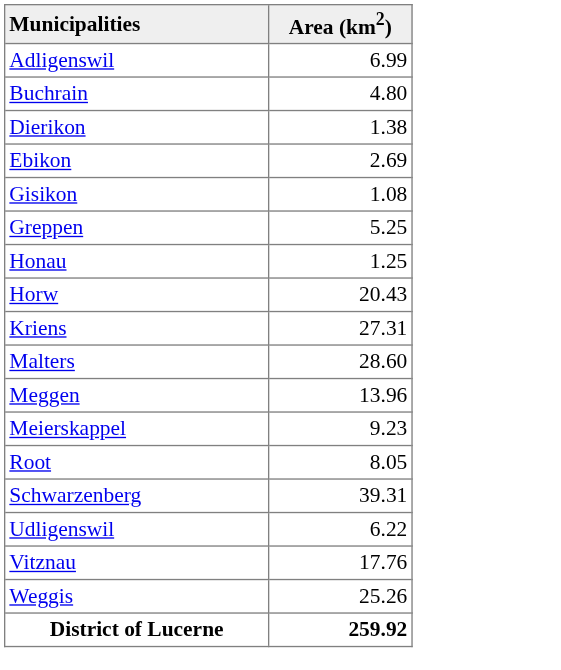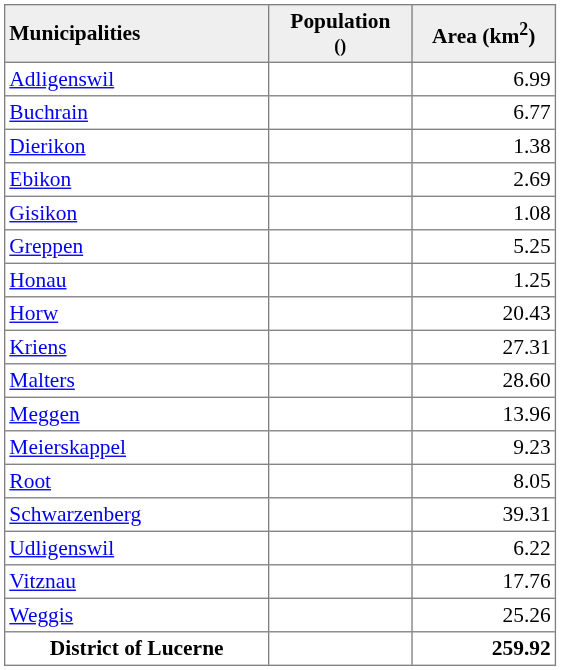+ column: (340, 33)
(389, 94) 4.80 -> (532, 112) 6.77
